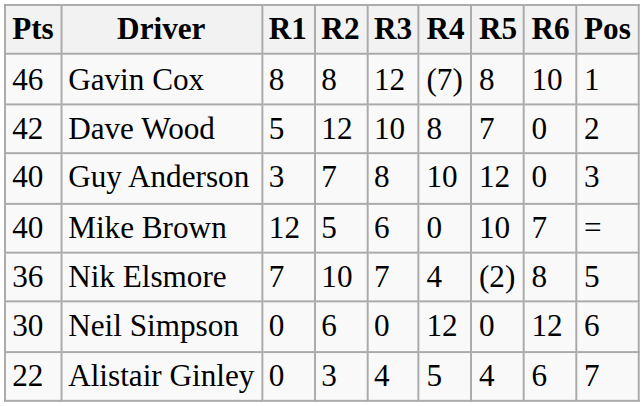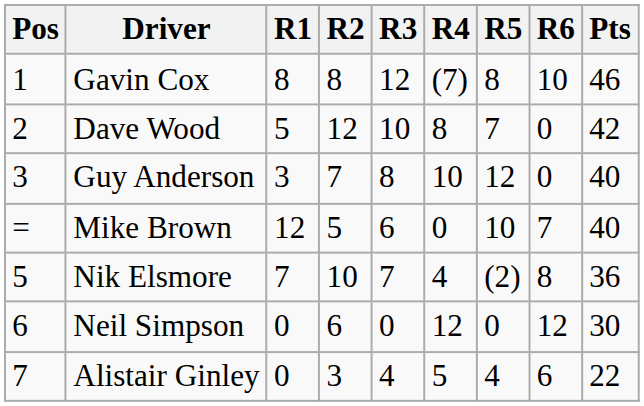columns swapped: (607, 29) <-> (33, 29)
